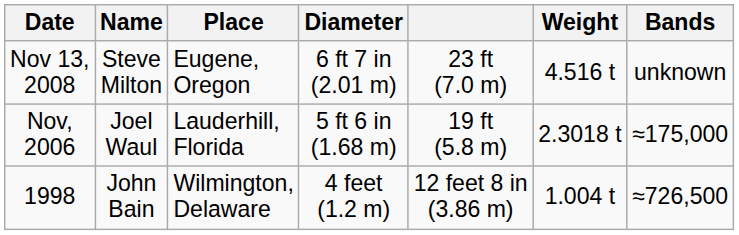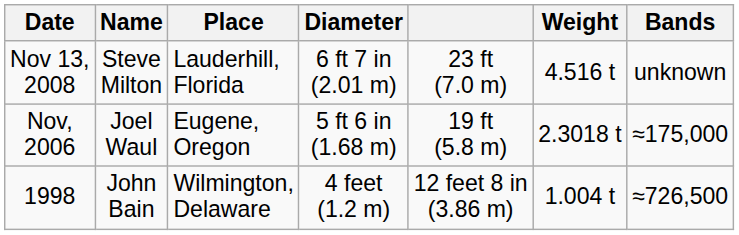(216, 72) Eugene, Oregon -> (227, 72) Lauderhill, Florida
(227, 134) Lauderhill, Florida -> (216, 134) Eugene, Oregon
